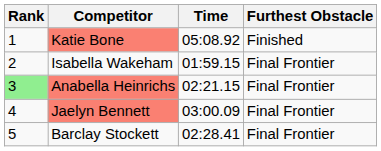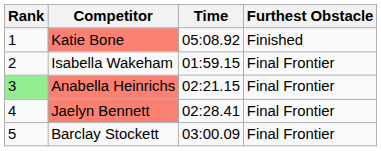(211, 110) 03:00.09 -> (211, 110) 02:28.41
(211, 134) 02:28.41 -> (211, 134) 03:00.09
